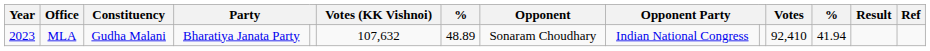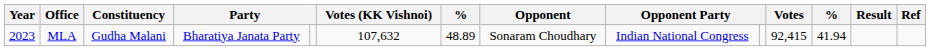(789, 35) 92,410 -> (789, 35) 92,415
